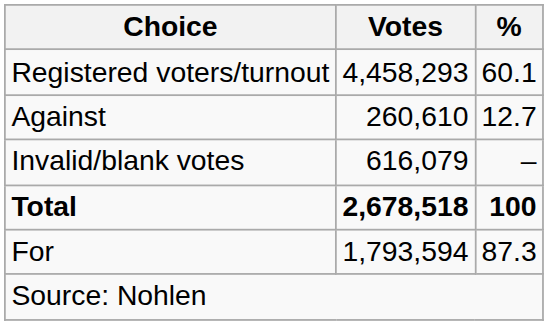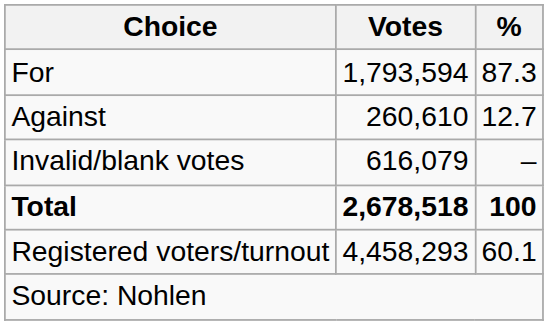rows swapped: (33, 251) <-> (170, 71)
